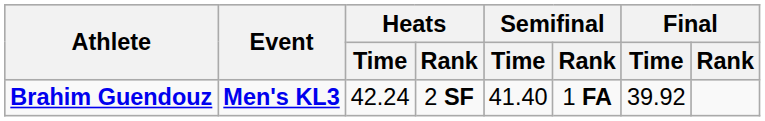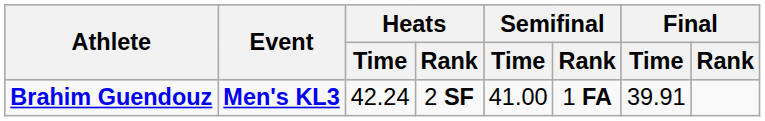(518, 98) 41.40 -> (518, 98) 41.00
(656, 98) 39.92 -> (656, 98) 39.91
